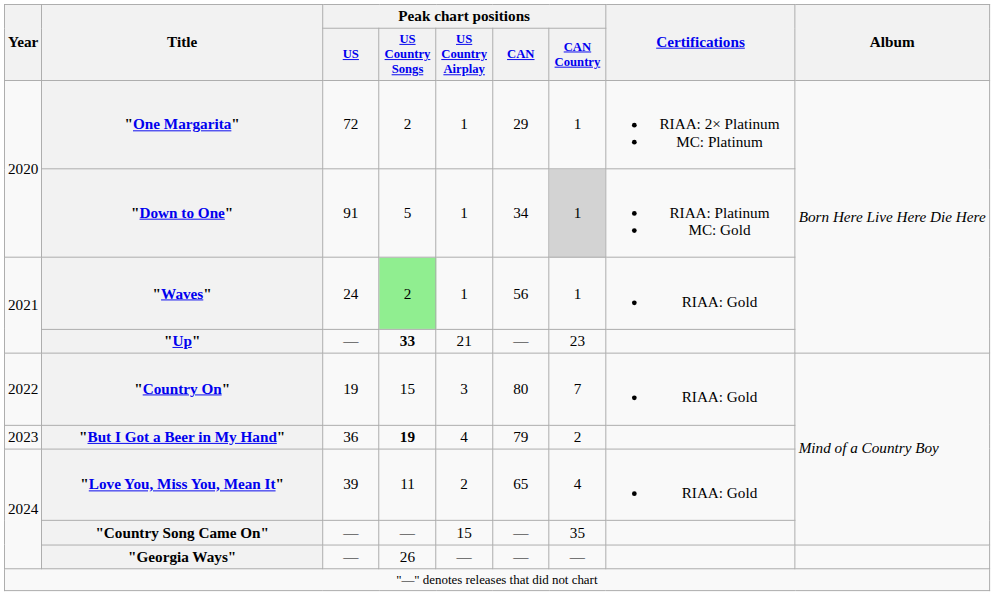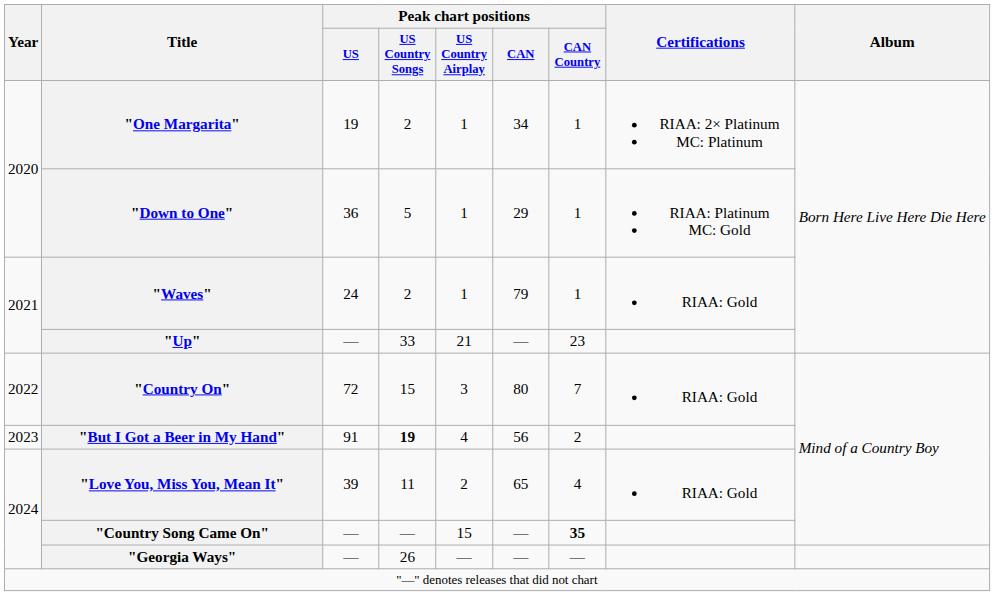(351, 124) 72 -> (351, 124) 19
(521, 124) 29 -> (521, 124) 34
(351, 213) 91 -> (351, 213) 36
(521, 213) 34 -> (521, 213) 29
(577, 213) lightgrey background -> (577, 213) no background
(407, 293) lightgreen background -> (407, 293) no background
(521, 293) 56 -> (521, 293) 79
(407, 341) bold -> (407, 341) normal
(351, 389) 19 -> (351, 389) 72
(351, 436) 36 -> (351, 436) 91
(521, 436) 79 -> (521, 436) 56
(577, 532) normal -> (577, 532) bold
